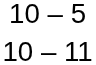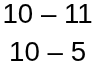rows swapped: (48, 14) <-> (48, 52)
